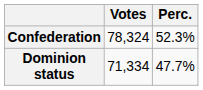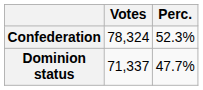(128, 66) 71,334 -> (128, 66) 71,337
